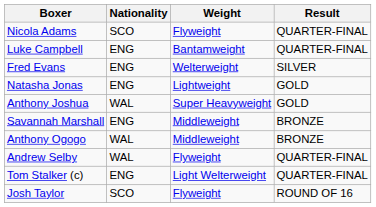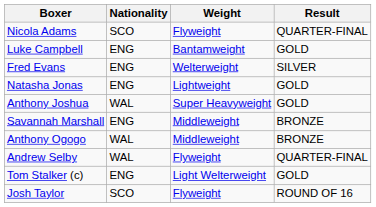(322, 49) QUARTER-FINAL -> (293, 49) GOLD
(322, 175) QUARTER-FINAL -> (293, 175) GOLD
